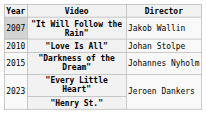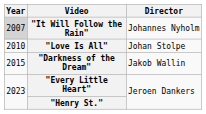(157, 28) Jakob Wallin -> (164, 28) Johannes Nyholm
(164, 63) Johannes Nyholm -> (157, 63) Jakob Wallin
